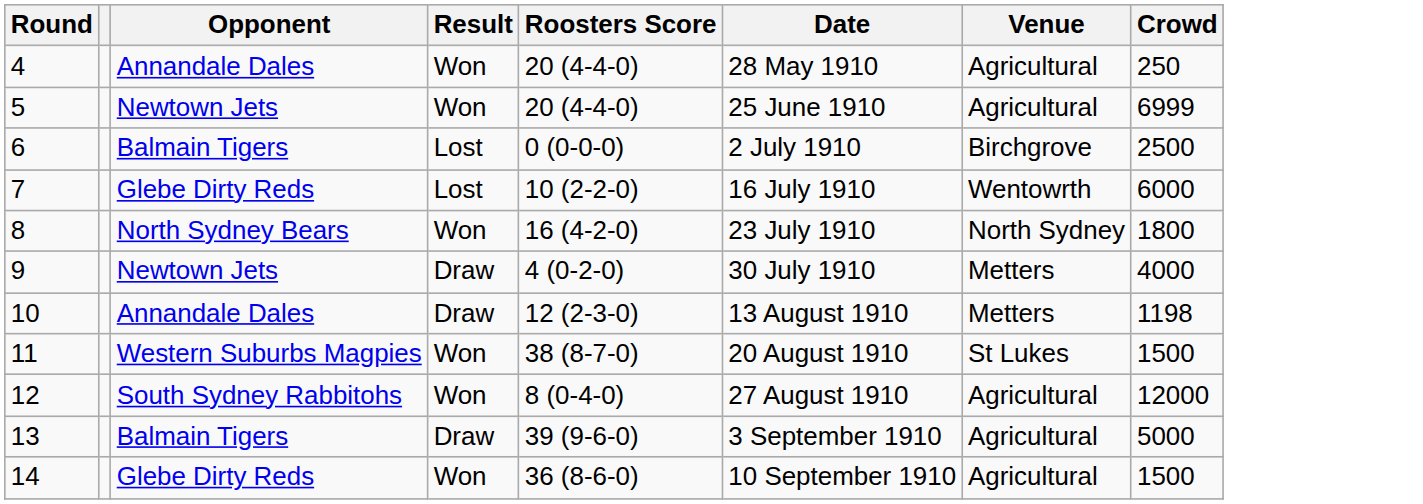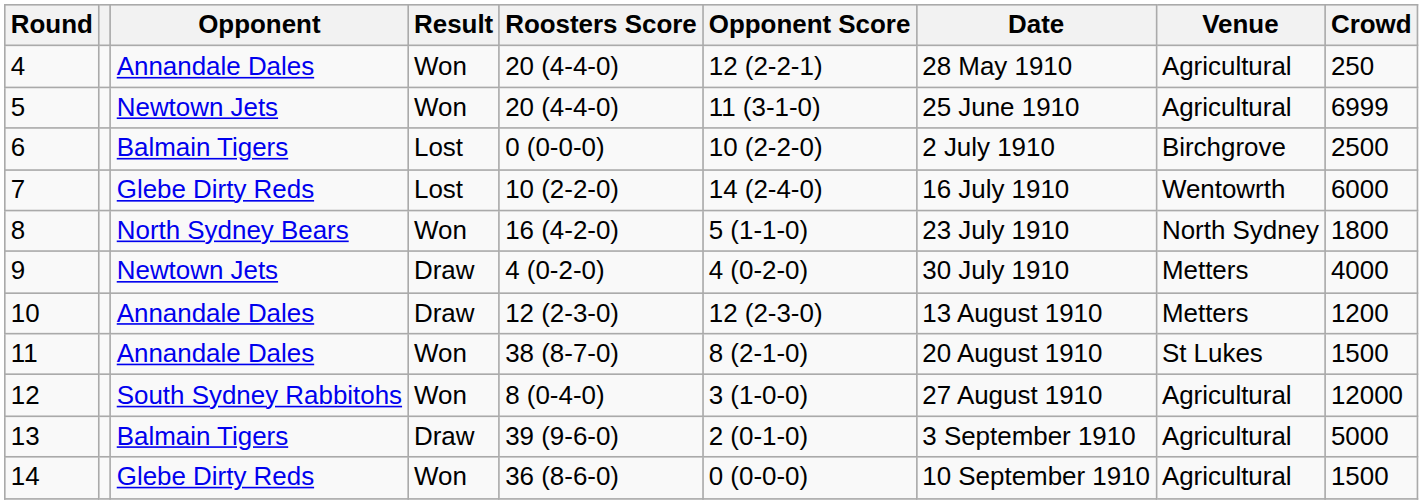+ column: (810, 25)
(1165, 312) 1198 -> (1360, 312) 1200
(269, 353) Western Suburbs Magpies -> (215, 353) Annandale Dales
